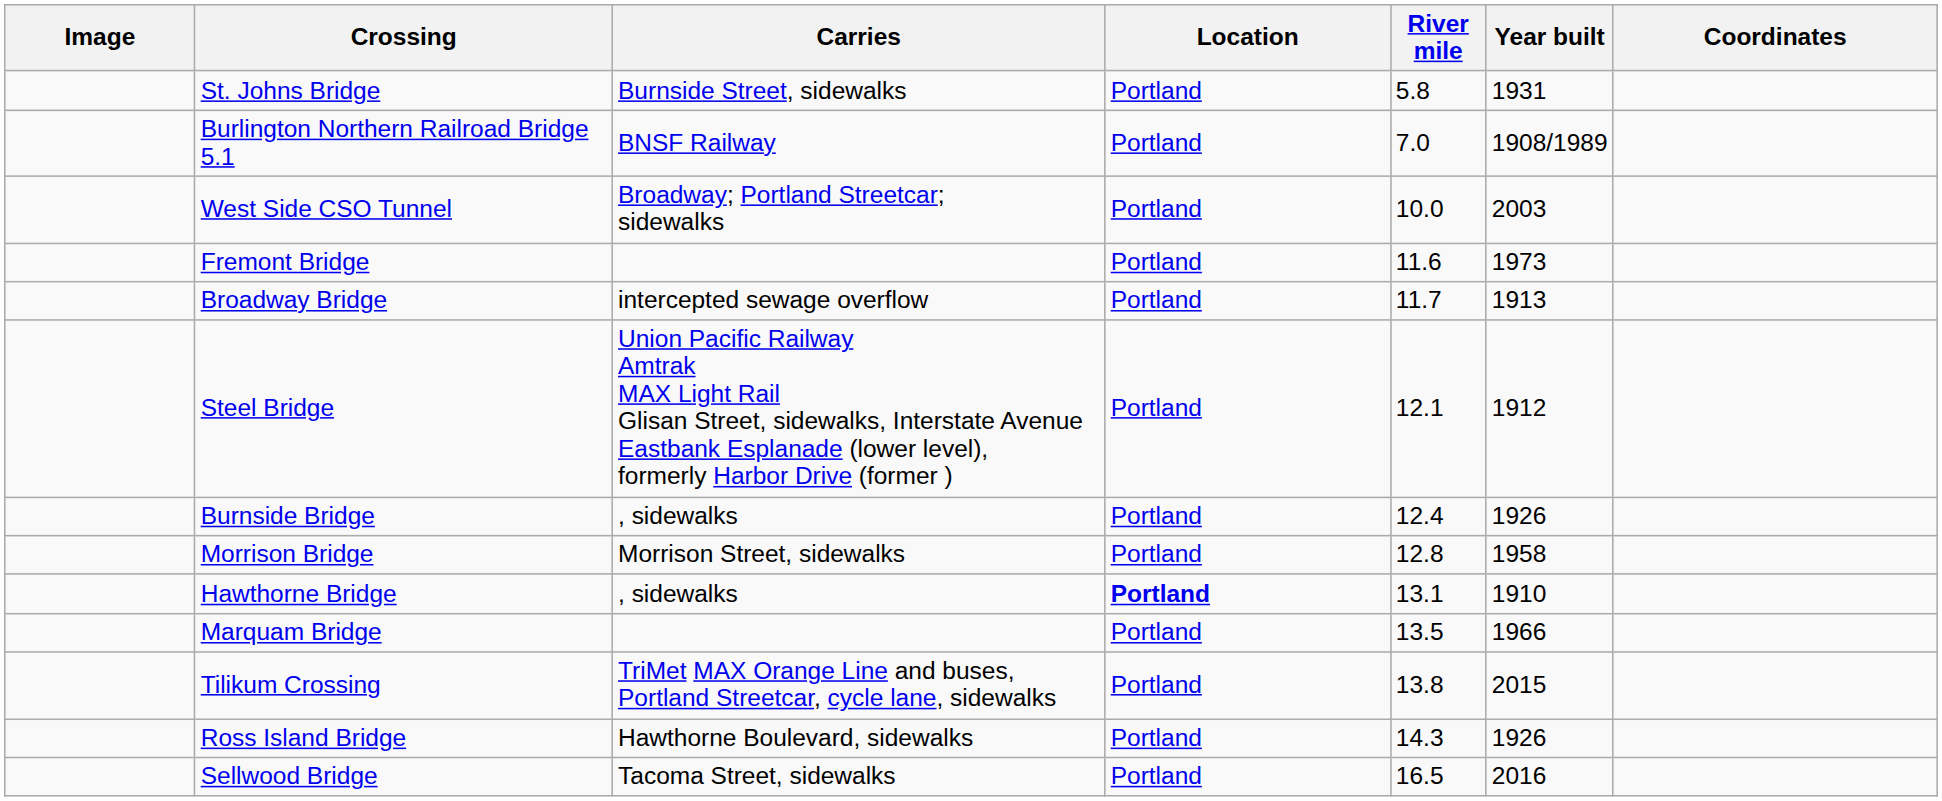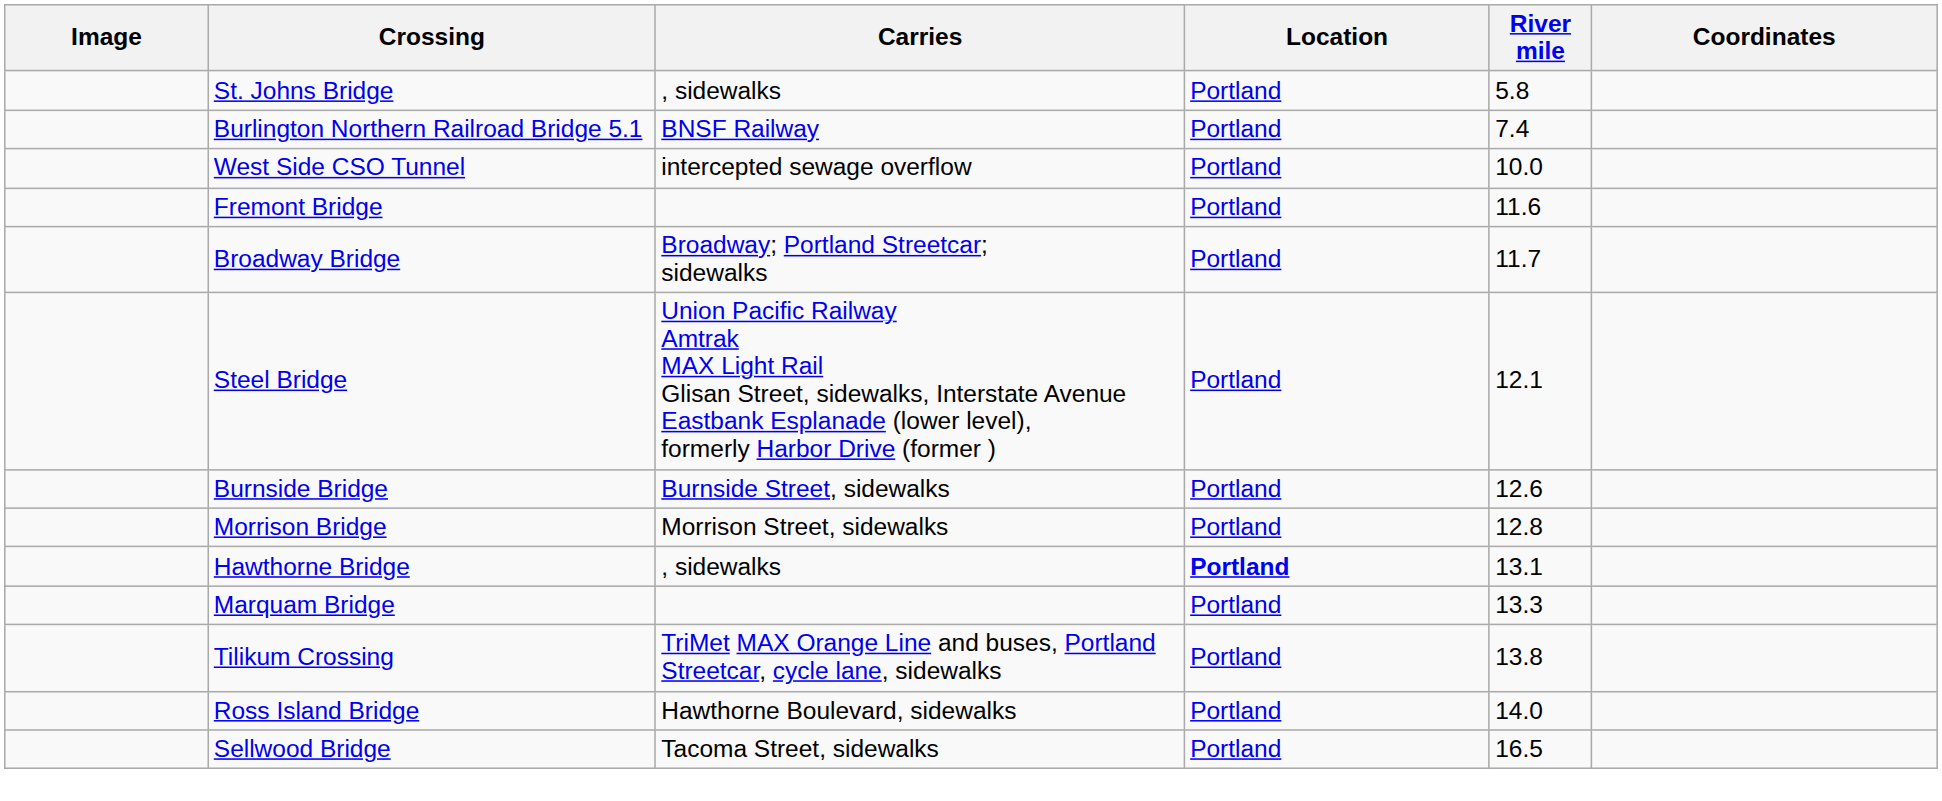- column: (1550, 37)
(762, 90) Burnside Street, sidewalks -> (721, 90) , sidewalks
(1413, 142) 7.0 -> (1512, 129) 7.4
(781, 209) Broadway; Portland Streetcar; sidewalks -> (816, 167) intercepted sewage overflow
(773, 300) intercepted sewage overflow -> (825, 259) Broadway; Portland Streetcar; sidewalks
(678, 515) , sidewalks -> (806, 488) Burnside Street, sidewalks
(1420, 515) 12.4 -> (1519, 488) 12.6
(1420, 632) 13.5 -> (1519, 604) 13.3
(1420, 737) 14.3 -> (1519, 710) 14.0
